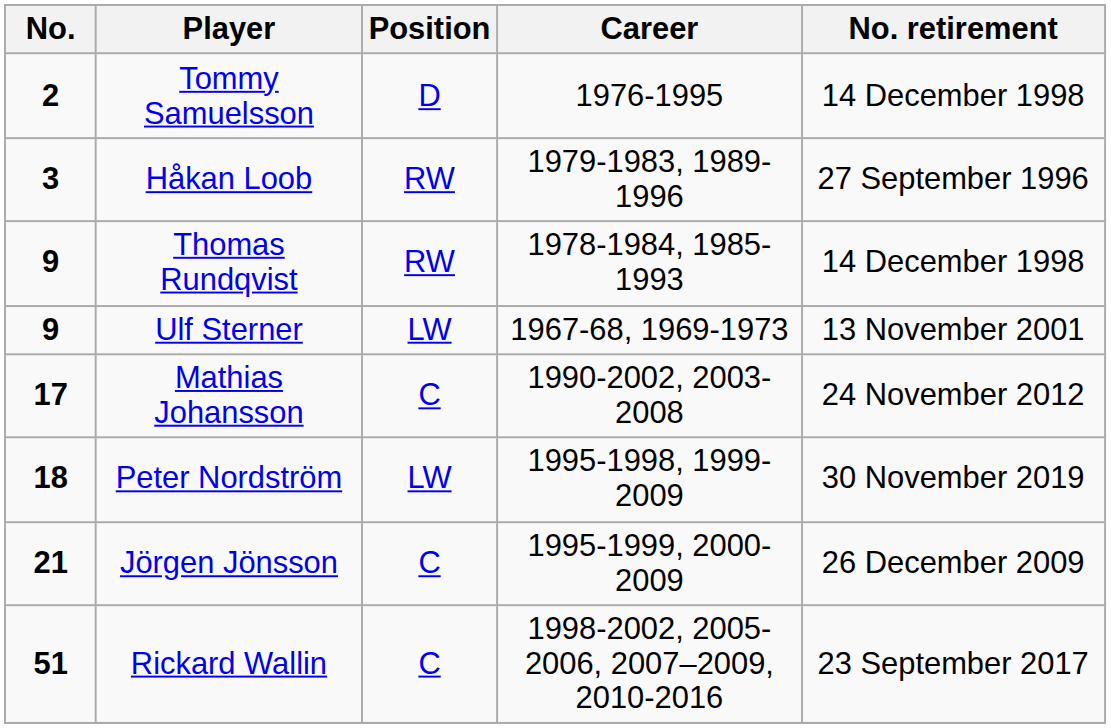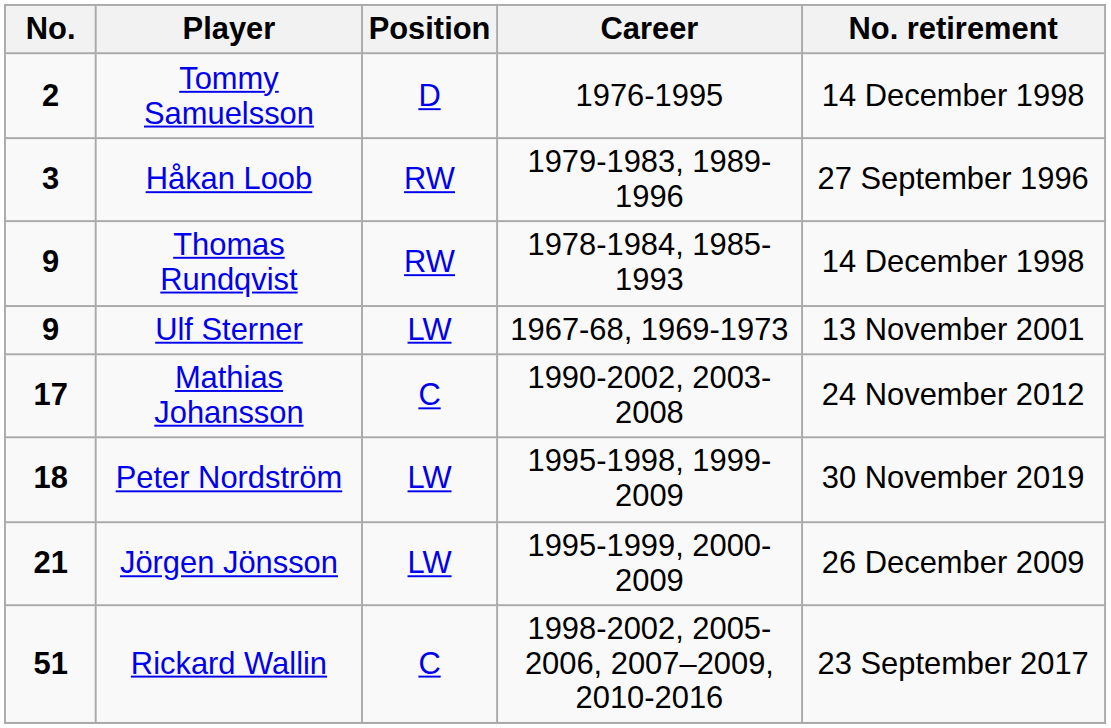(430, 562) C -> (430, 562) LW
